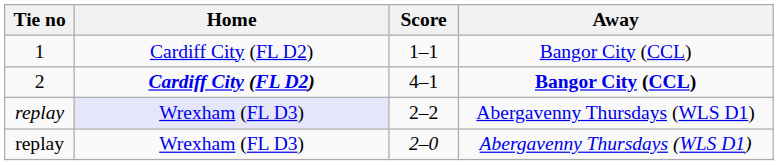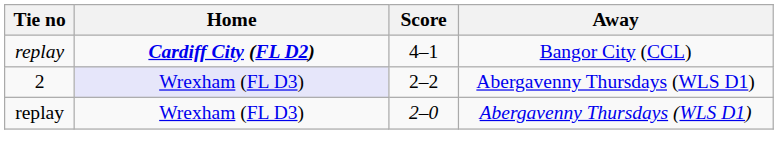- row: (424, 50)
(40, 81) 2 -> (40, 50) replay
(616, 81) bold -> (616, 50) normal
(40, 112) replay -> (40, 81) 2
